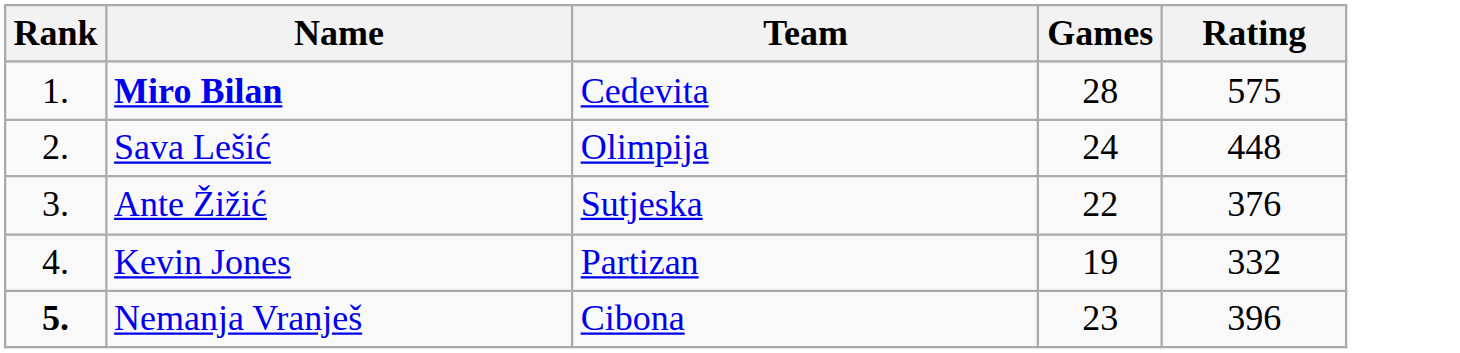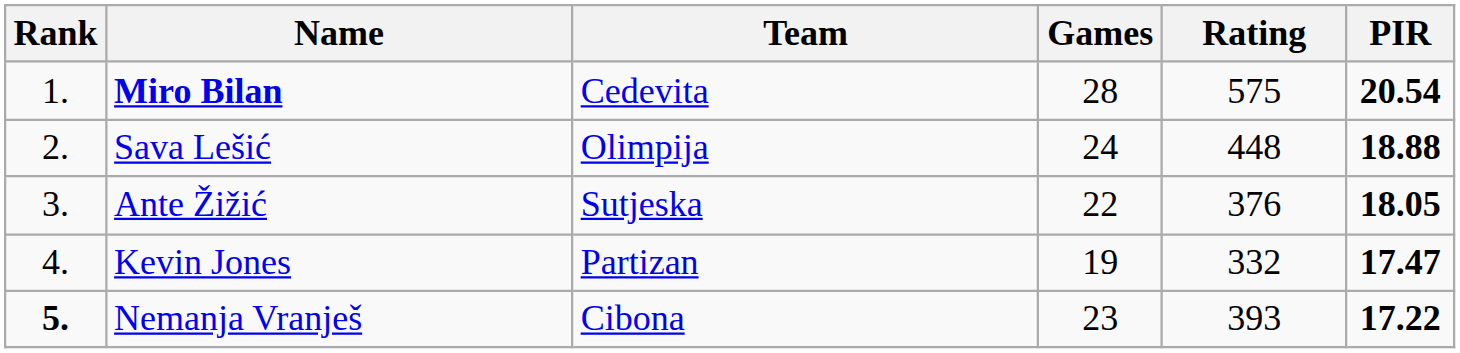+ column: (1400, 33)
(1254, 318) 396 -> (1254, 318) 393
